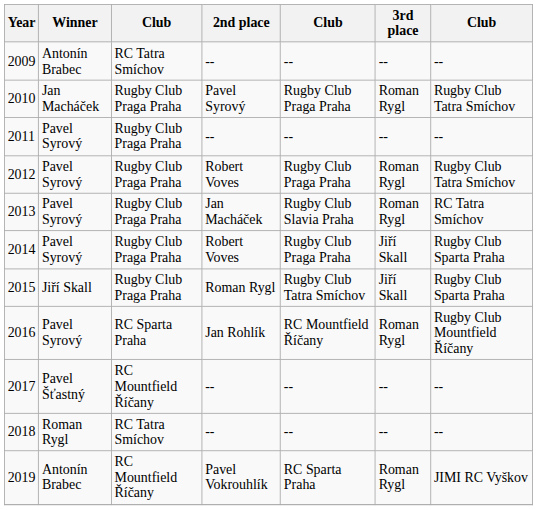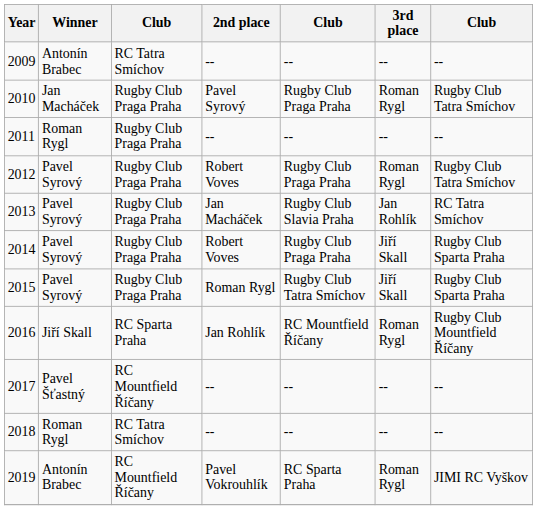(62, 136) Pavel Syrový -> (62, 136) Roman Rygl
(399, 212) Roman Rygl -> (398, 212) Jan Rohlík
(67, 287) Jiří Skall -> (62, 287) Pavel Syrový
(62, 333) Pavel Syrový -> (67, 333) Jiří Skall
